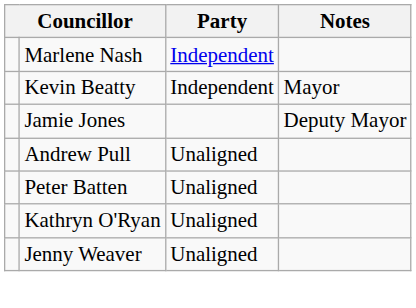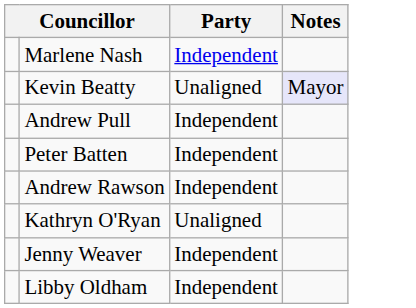(222, 87) Independent -> (218, 87) Unaligned
(311, 87) no background -> (316, 87) lavender background
- row: (75, 120)
(214, 154) Unaligned -> (226, 120) Independent
(214, 187) Unaligned -> (226, 154) Independent
+ row: (95, 187)
(214, 253) Unaligned -> (226, 253) Independent
+ row: (86, 287)
